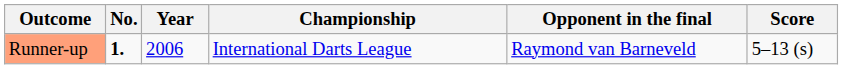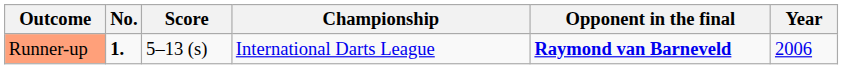columns swapped: (175, 19) <-> (792, 19)
(603, 48) normal -> (633, 48) bold
